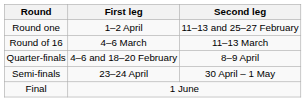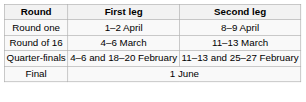(240, 27) 11–13 and 25–27 February -> (240, 27) 8–9 April
(240, 58) 8–9 April -> (240, 58) 11–13 and 25–27 February
- row: (36, 74)
